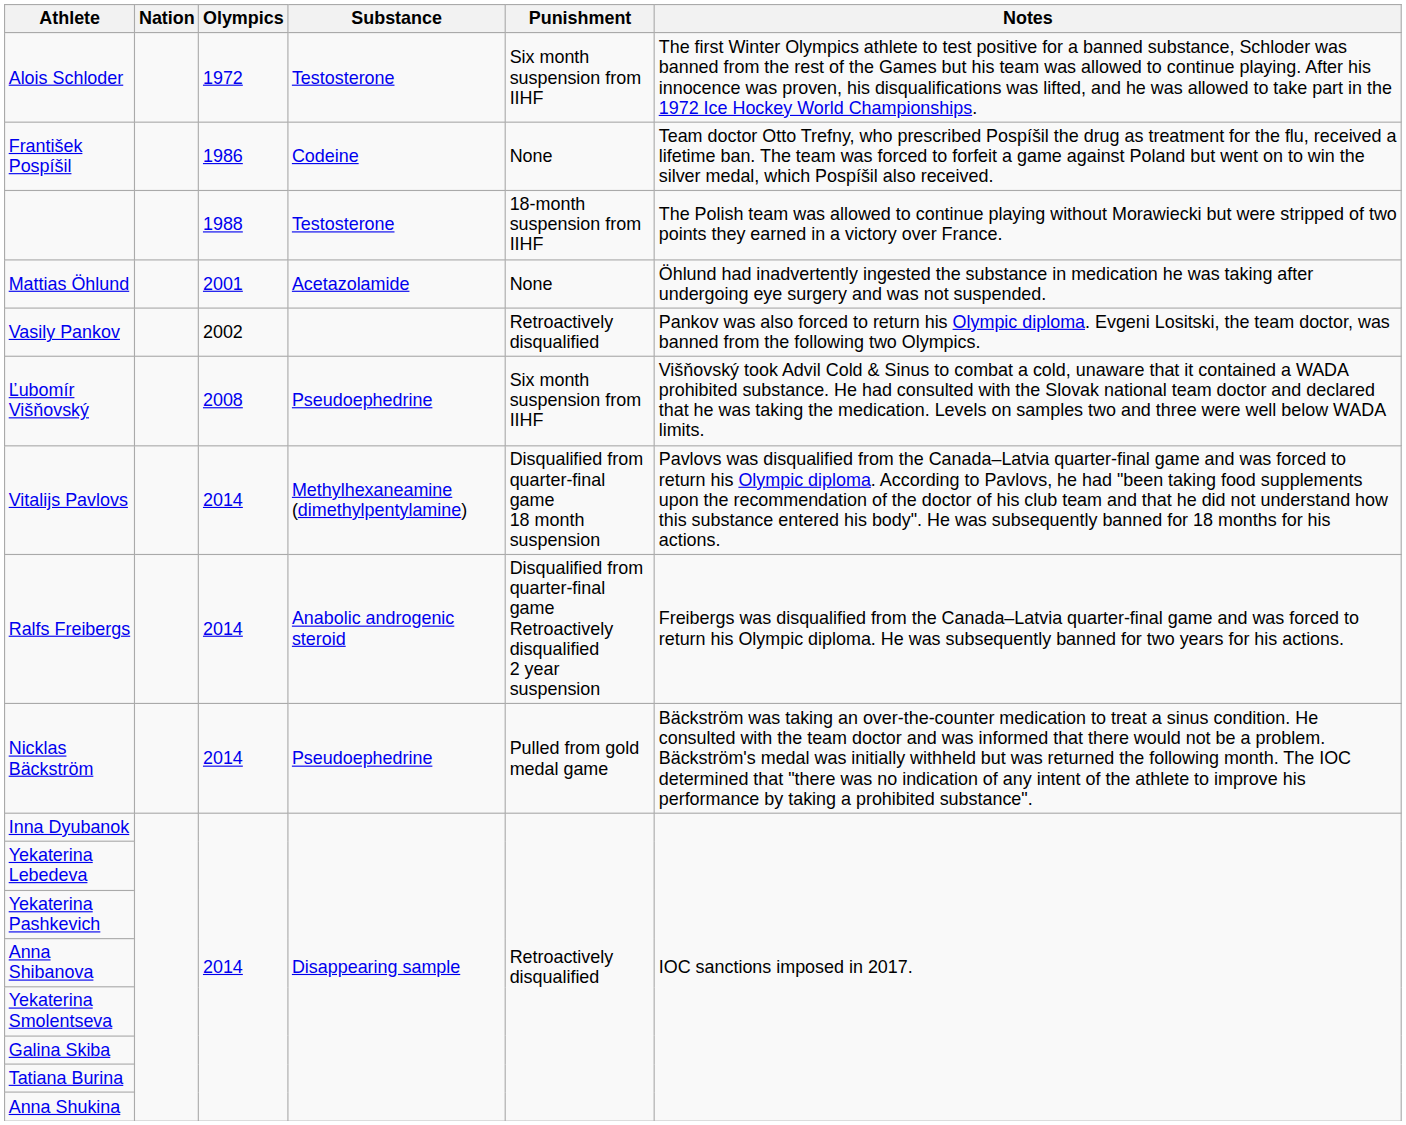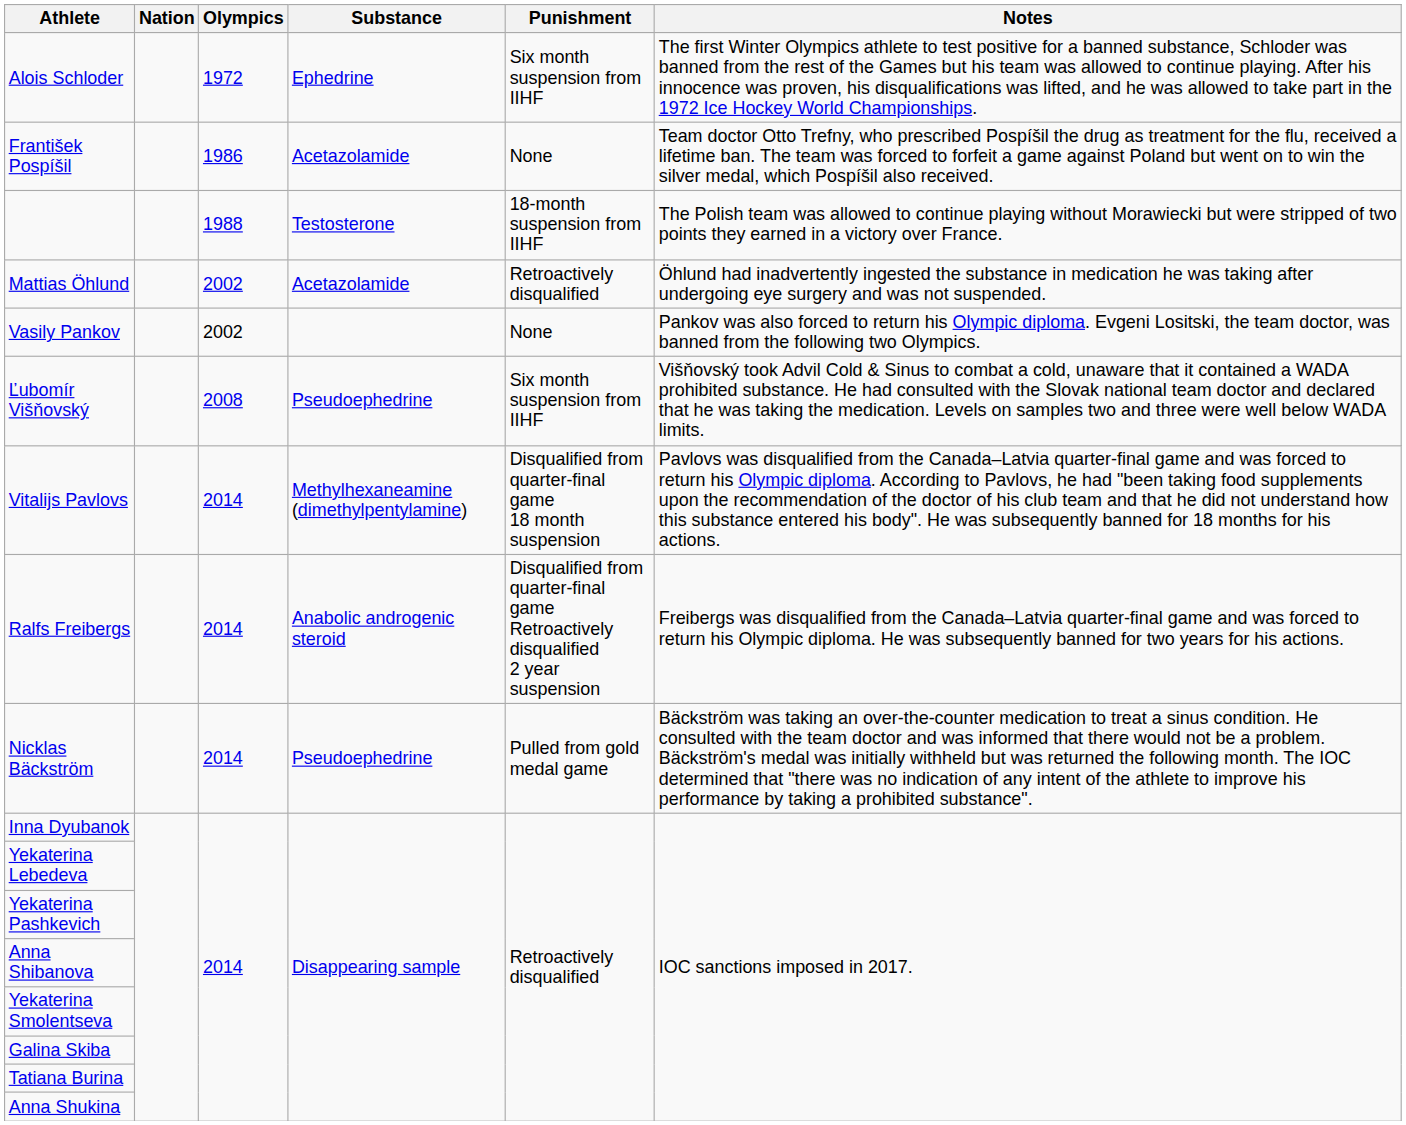(343, 77) Testosterone -> (333, 77) Ephedrine
(325, 156) Codeine -> (351, 156) Acetazolamide
(223, 283) 2001 -> (223, 283) 2002
(531, 283) None -> (561, 283) Retroactively disqualified
(561, 332) Retroactively disqualified -> (531, 332) None
